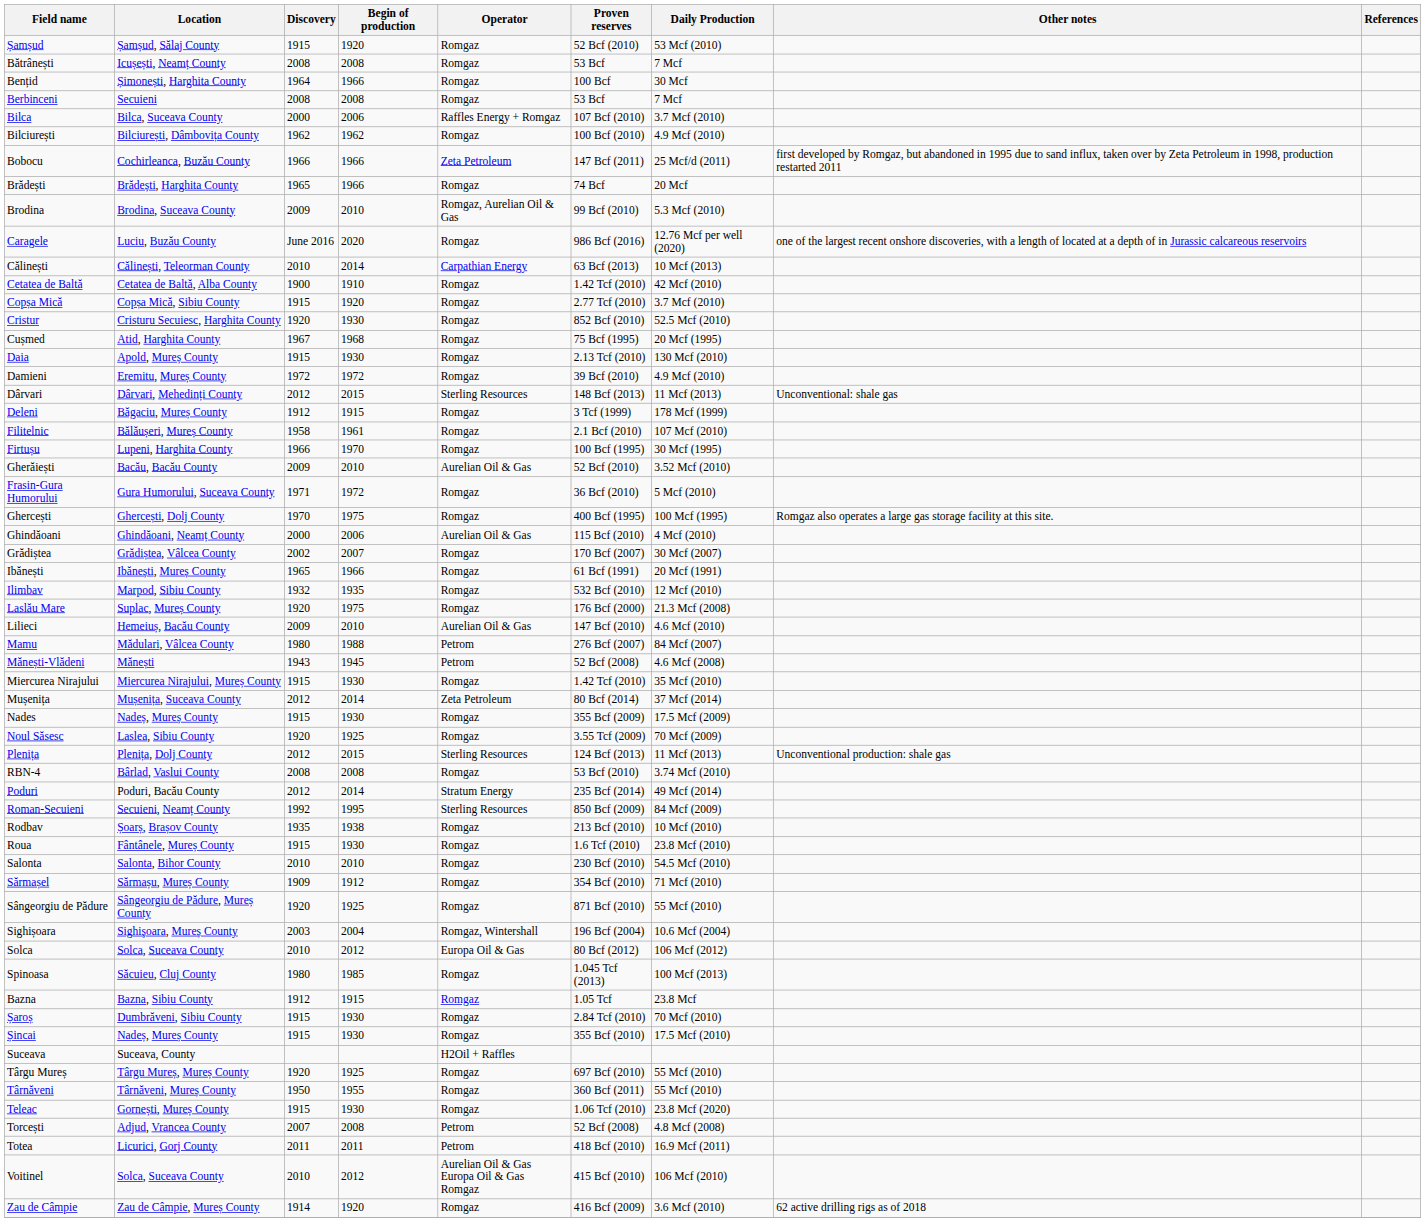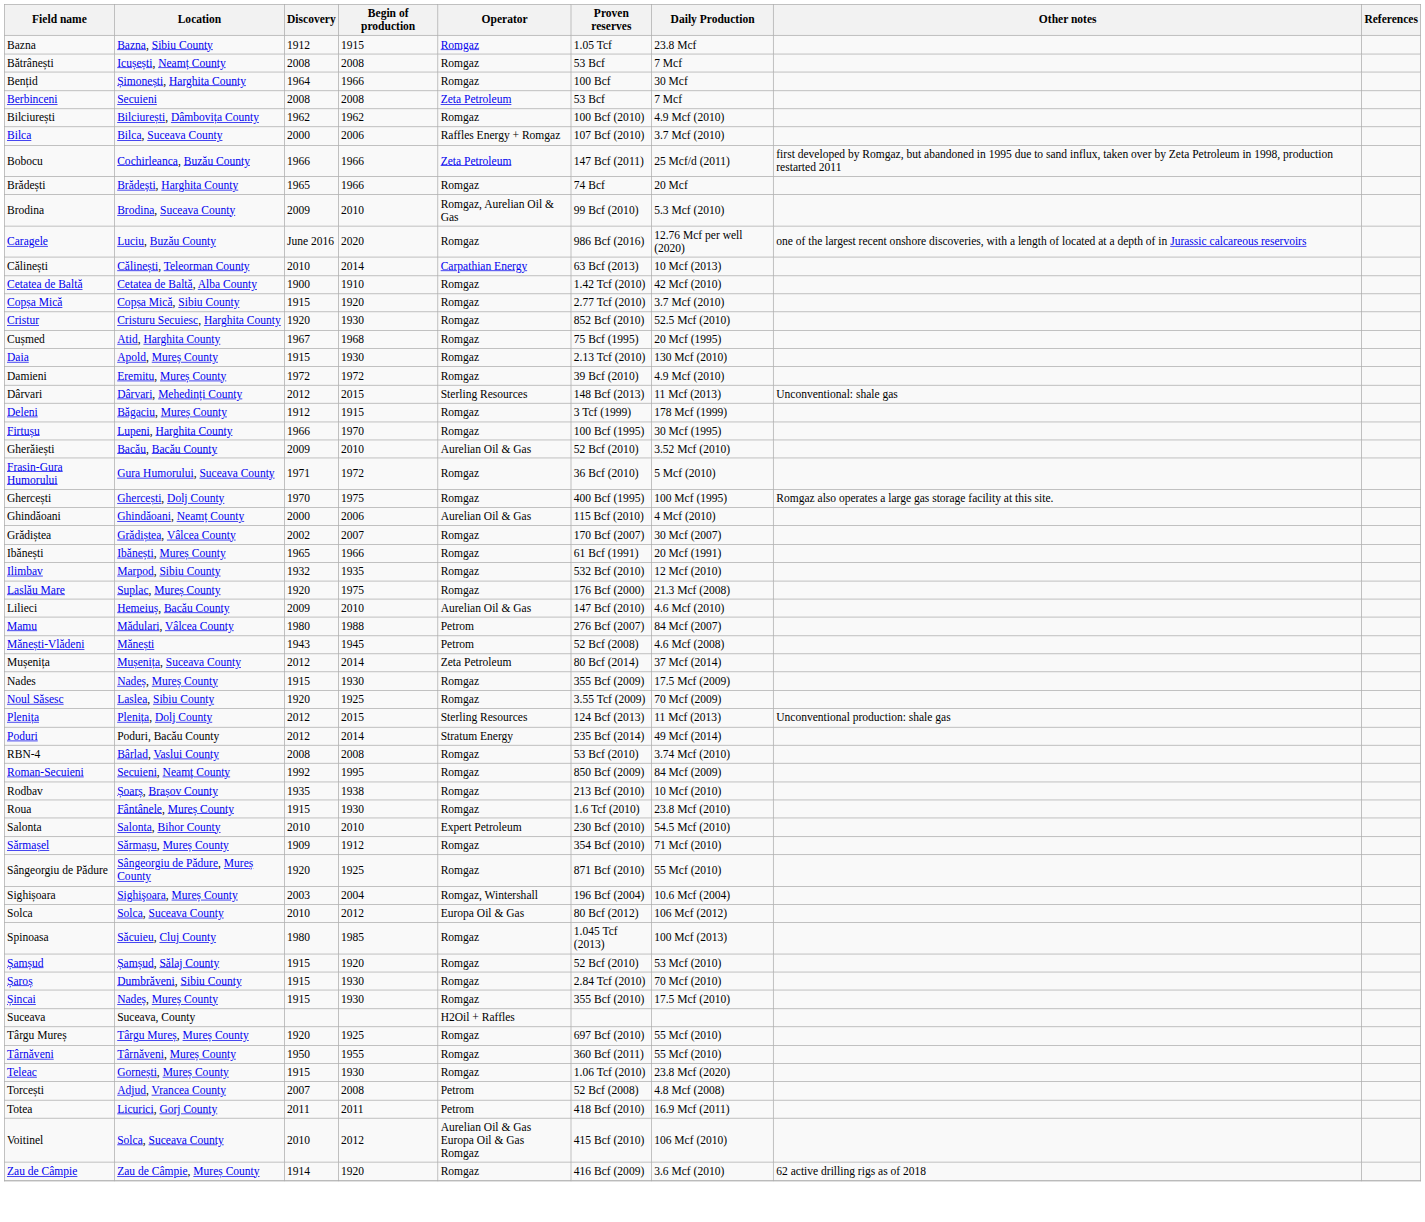rows swapped: (21, 999) <-> (25, 44)
(460, 99) Romgaz -> (476, 99) Zeta Petroleum
rows swapped: (19, 117) <-> (31, 136)
- row: (28, 430)
- row: (53, 681)
rows swapped: (22, 790) <-> (24, 772)
(484, 809) Sterling Resources -> (460, 772) Romgaz
(460, 864) Romgaz -> (481, 827) Expert Petroleum
